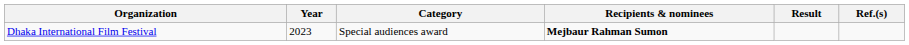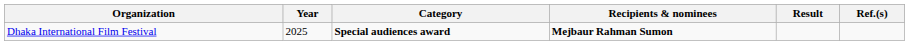(300, 31) 2023 -> (297, 31) 2025
(393, 31) normal -> (392, 31) bold
